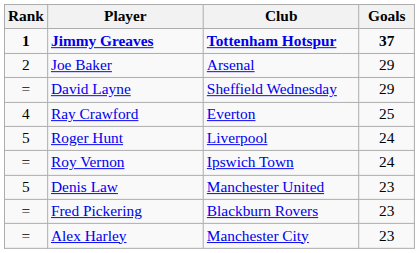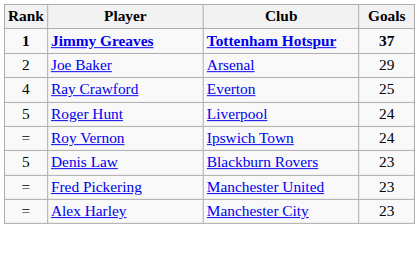- row: (91, 89)
(265, 187) Manchester United -> (263, 162) Blackburn Rovers
(263, 211) Blackburn Rovers -> (265, 187) Manchester United
